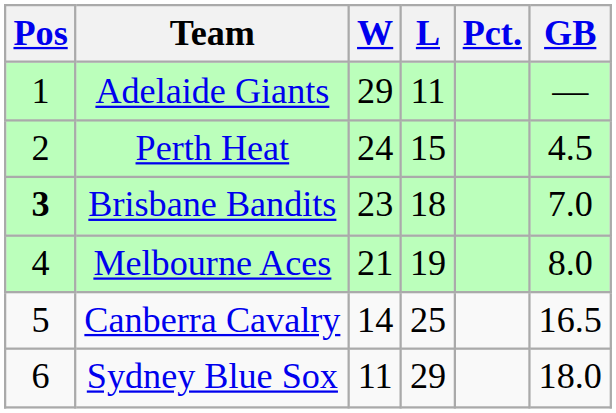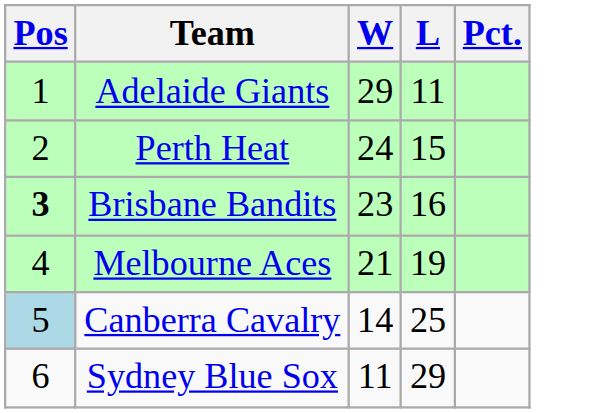- column: (570, 33)
(428, 205) 18 -> (428, 205) 16
(41, 319) no background -> (41, 319) lightblue background
